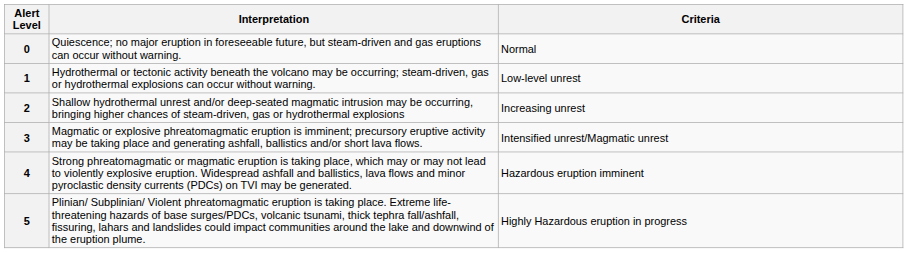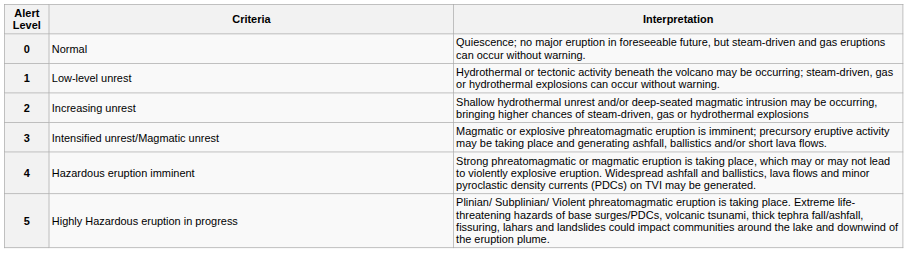columns swapped: (701, 19) <-> (274, 19)
